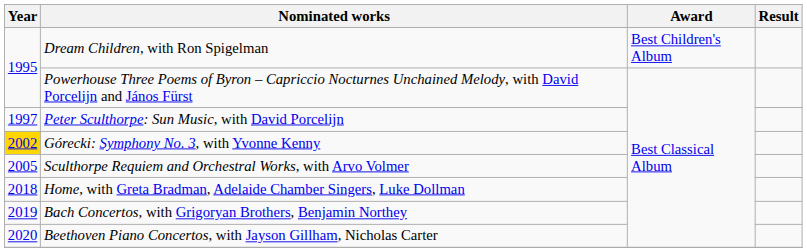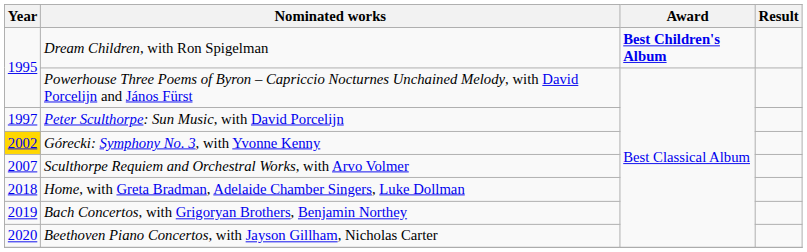(676, 47) normal -> (672, 47) bold
(23, 166) 2005 -> (23, 166) 2007
